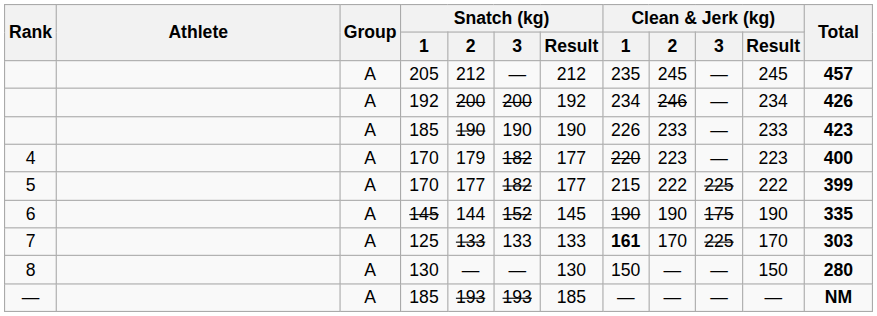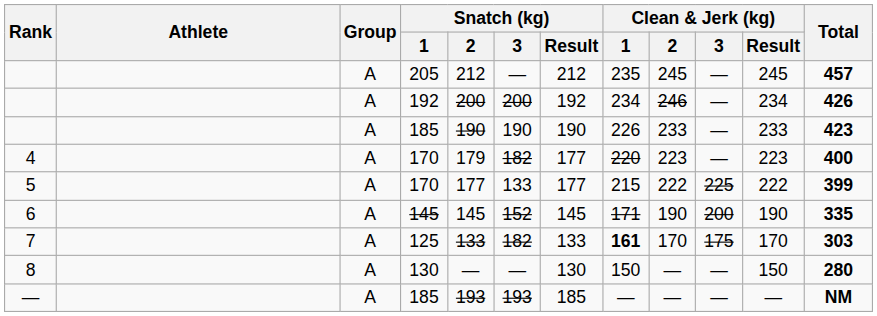(517, 185) 182 -> (517, 185) 133
(471, 213) 144 -> (471, 213) 145
(626, 213) 190 -> (626, 213) 171
(719, 213) 175 -> (719, 213) 200
(517, 241) 133 -> (517, 241) 182
(719, 241) 225 -> (719, 241) 175
